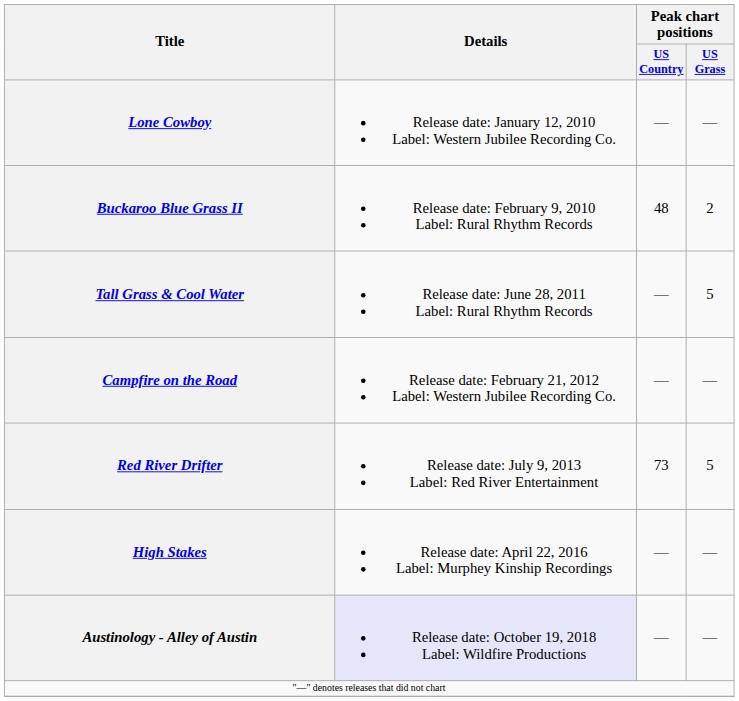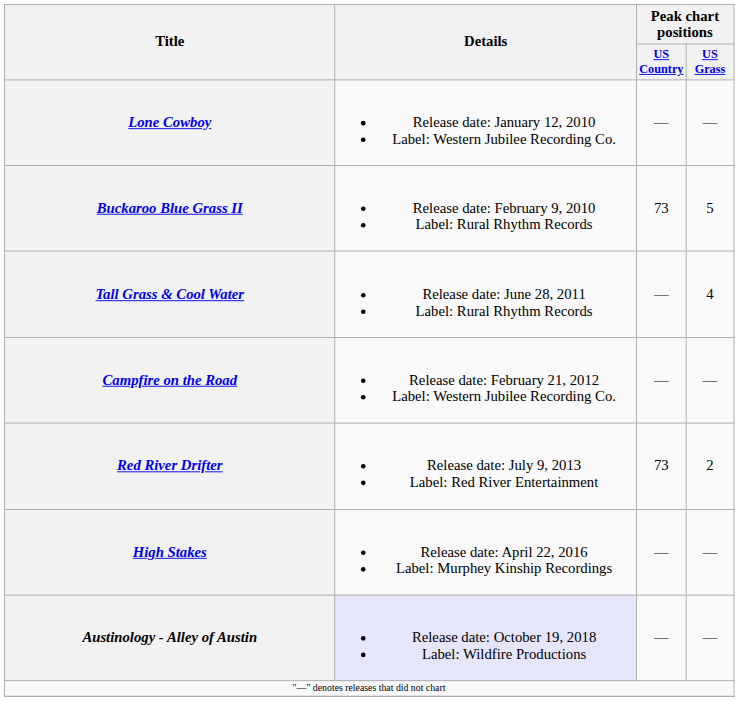(661, 208) 48 -> (661, 208) 73
(710, 208) 2 -> (710, 208) 5
(710, 294) 5 -> (710, 294) 4
(710, 466) 5 -> (710, 466) 2
